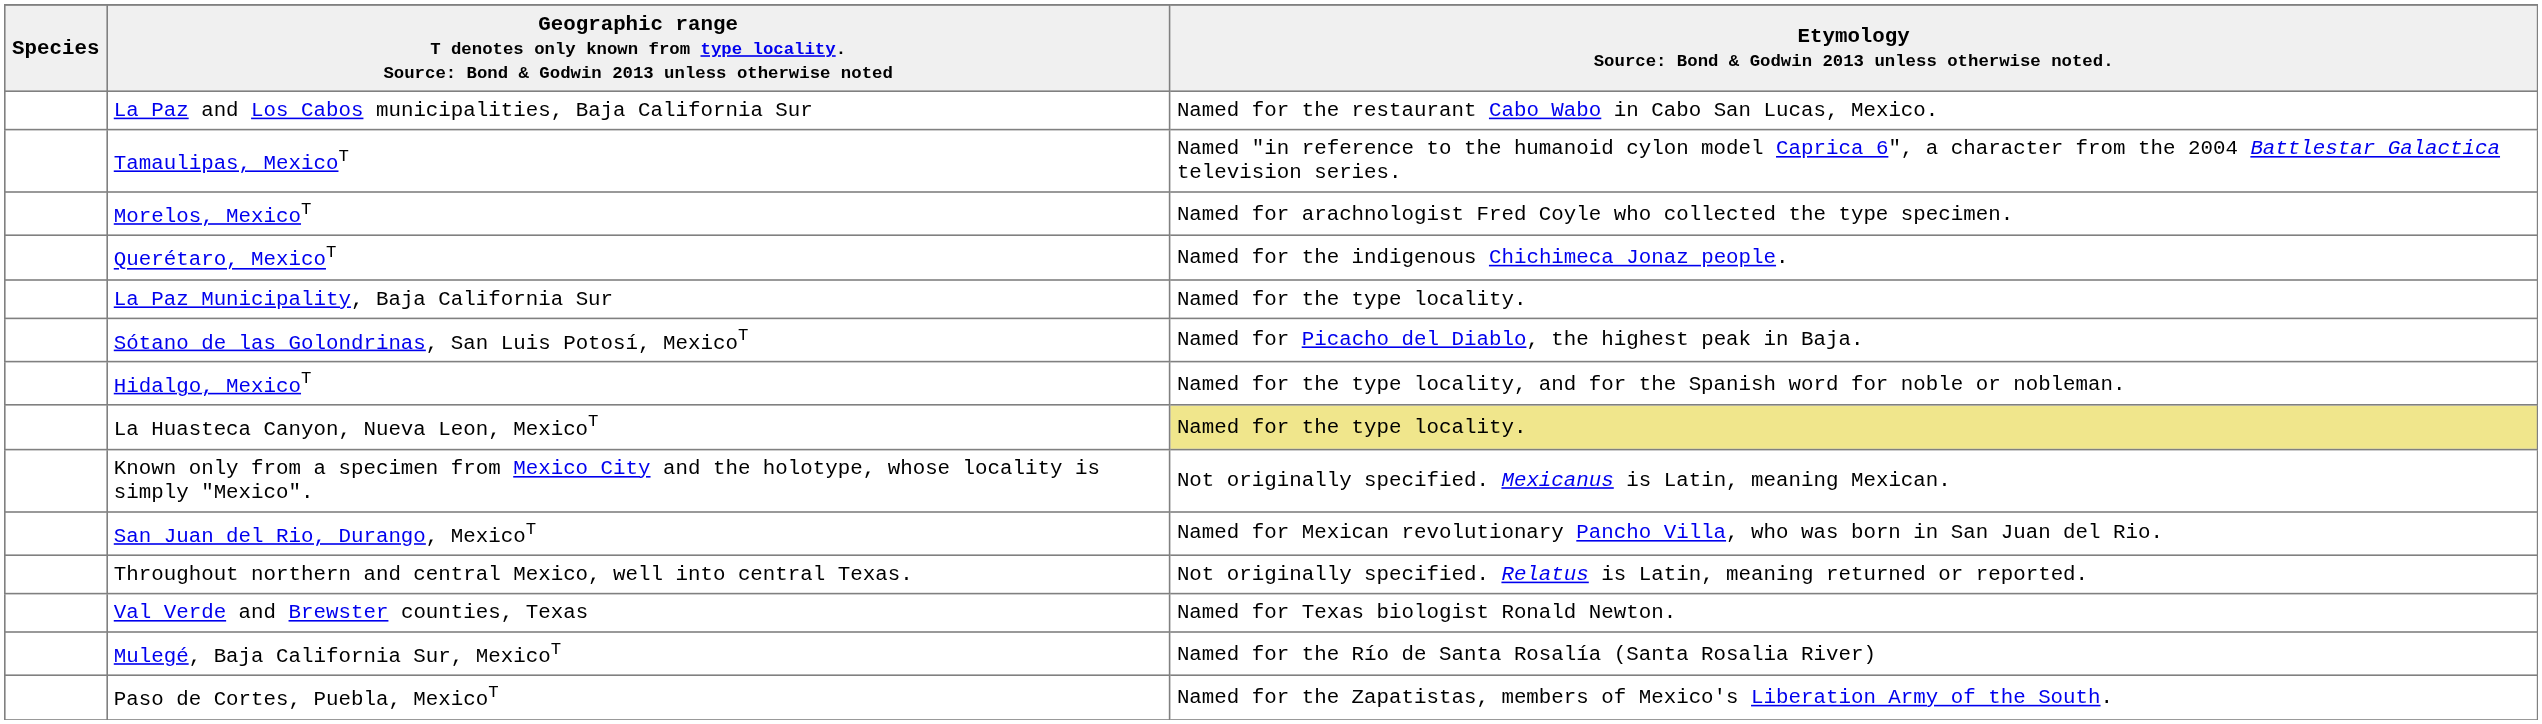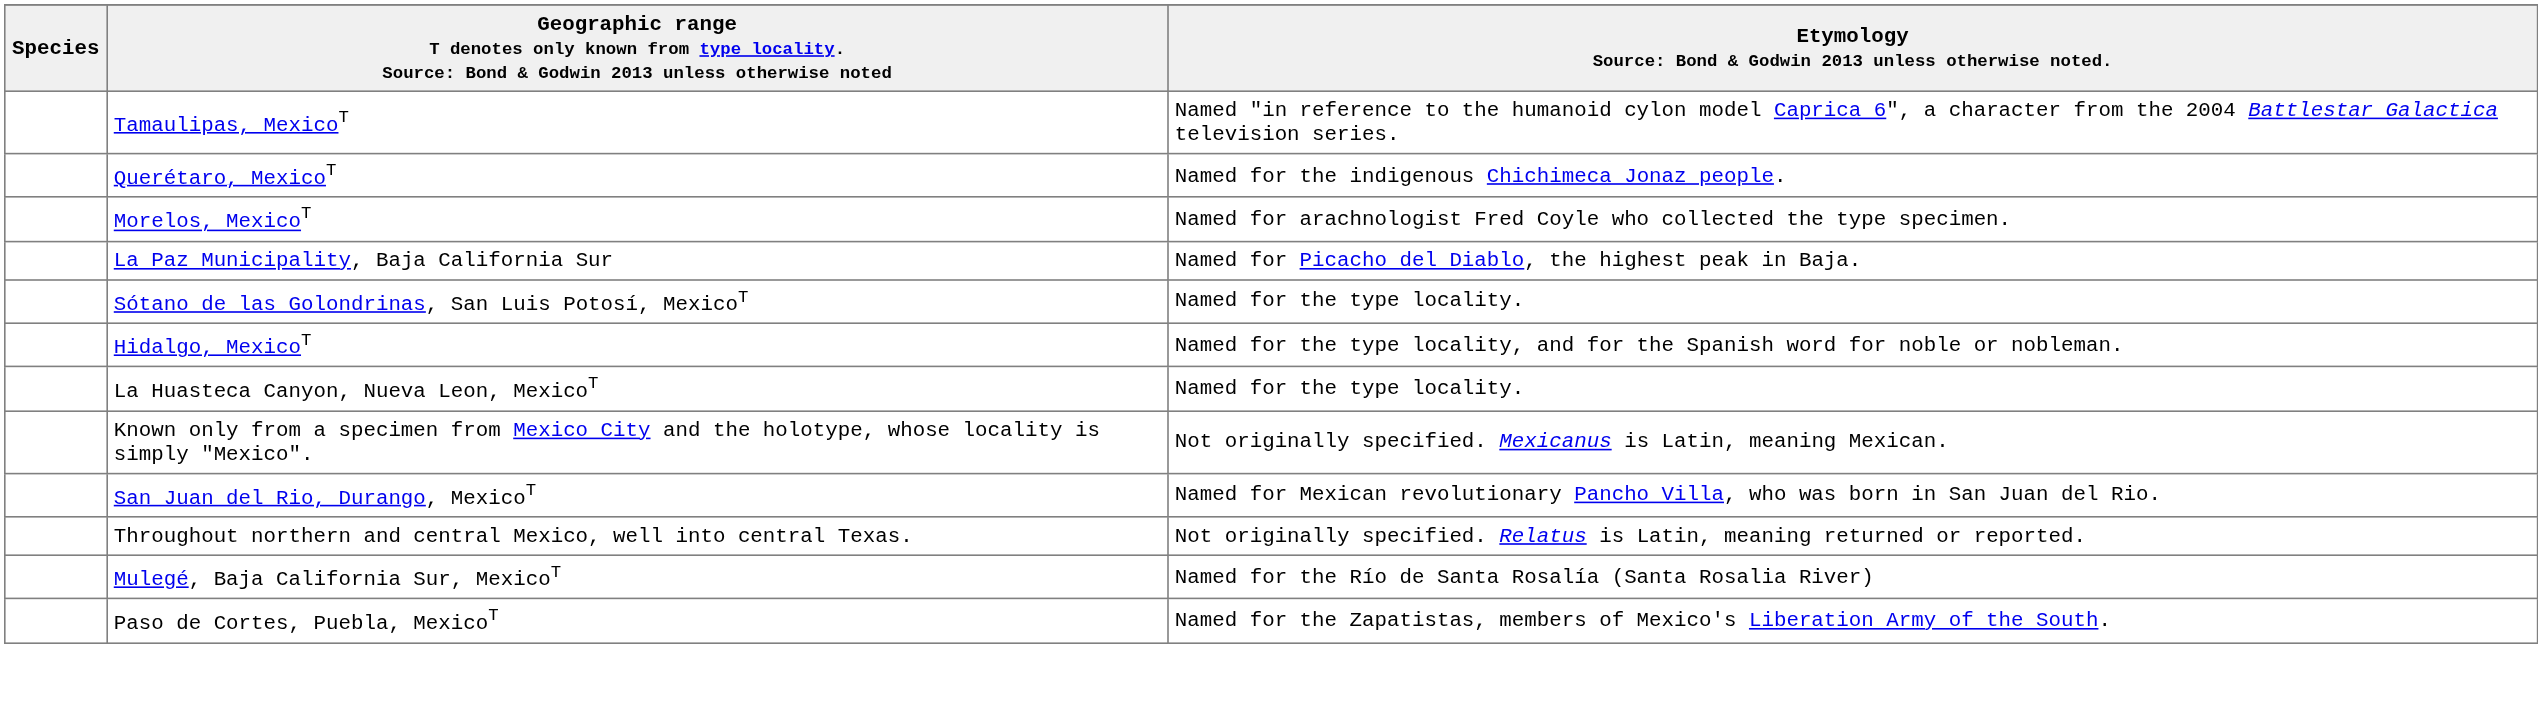- row: (463, 110)
rows swapped: (225, 258) <-> (213, 214)
(1352, 299) Named for the type locality. -> (1518, 260) Named for Picacho del Diablo, the highest peak in Baja.
(1520, 340) Named for Picacho del Diablo, the highest peak in Baja. -> (1350, 301) Named for the type locality.
(1352, 427) khaki background -> (1350, 389) no background
- row: (351, 613)
